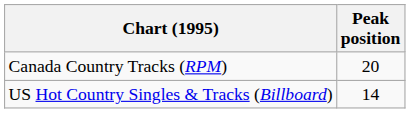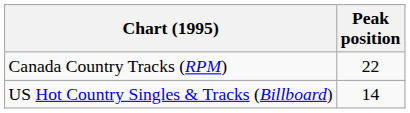(371, 66) 20 -> (371, 66) 22
